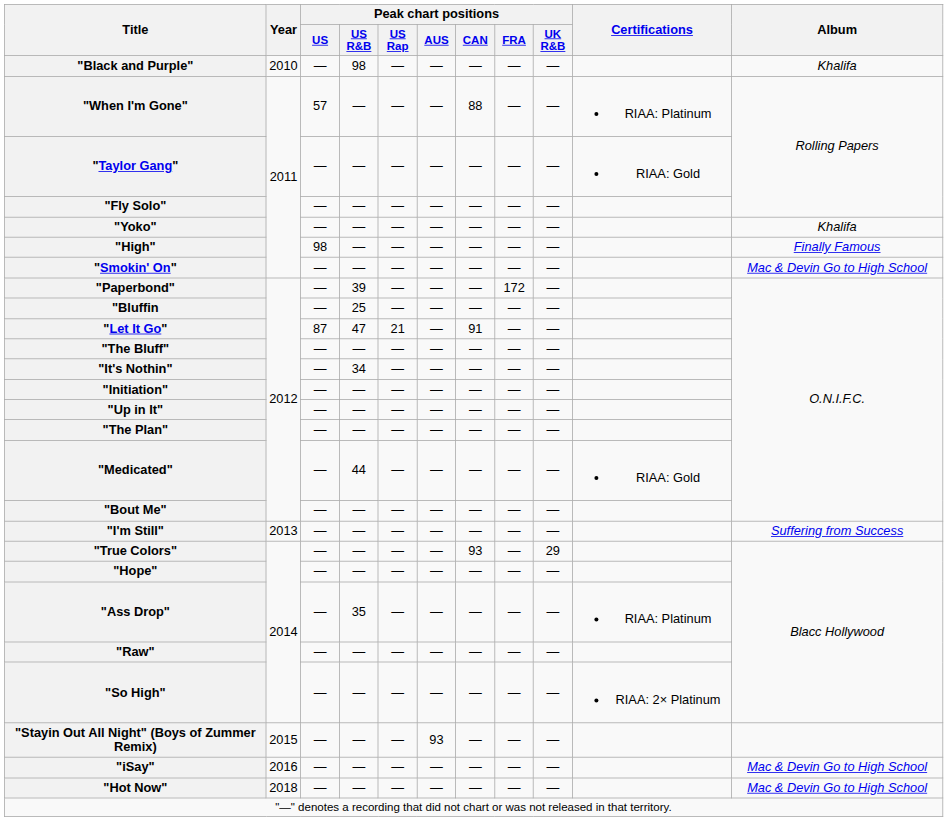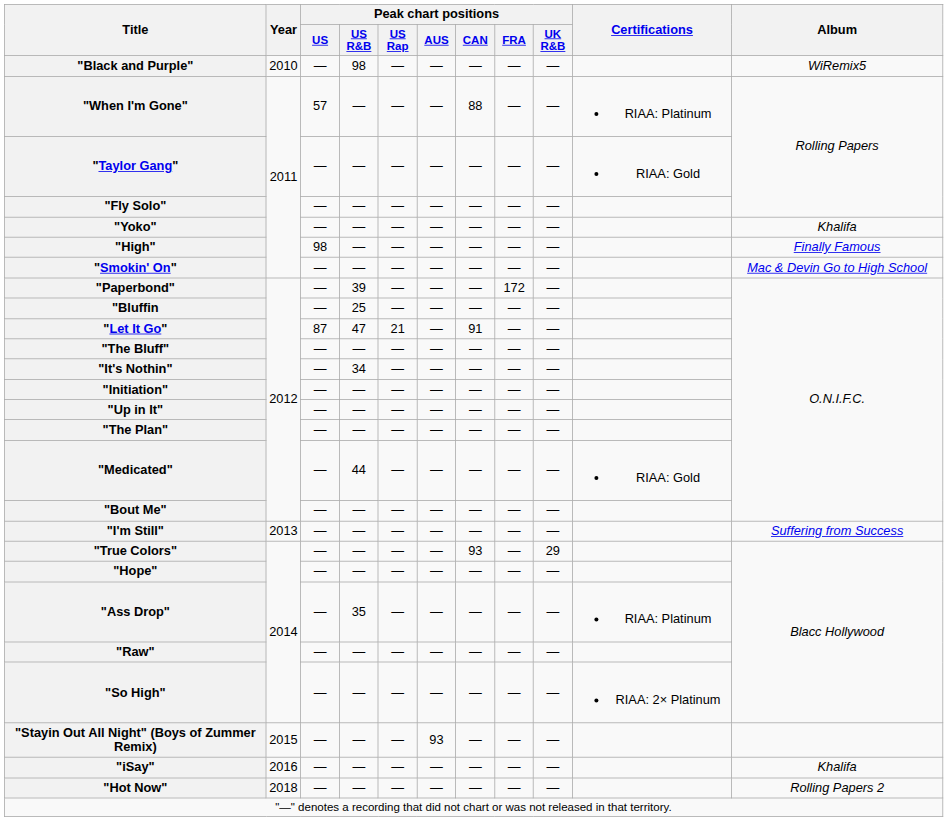(837, 65) Khalifa -> (837, 65) WiRemix5
(837, 767) Mac & Devin Go to High School -> (837, 767) Khalifa
(837, 787) Mac & Devin Go to High School -> (837, 787) Rolling Papers 2
